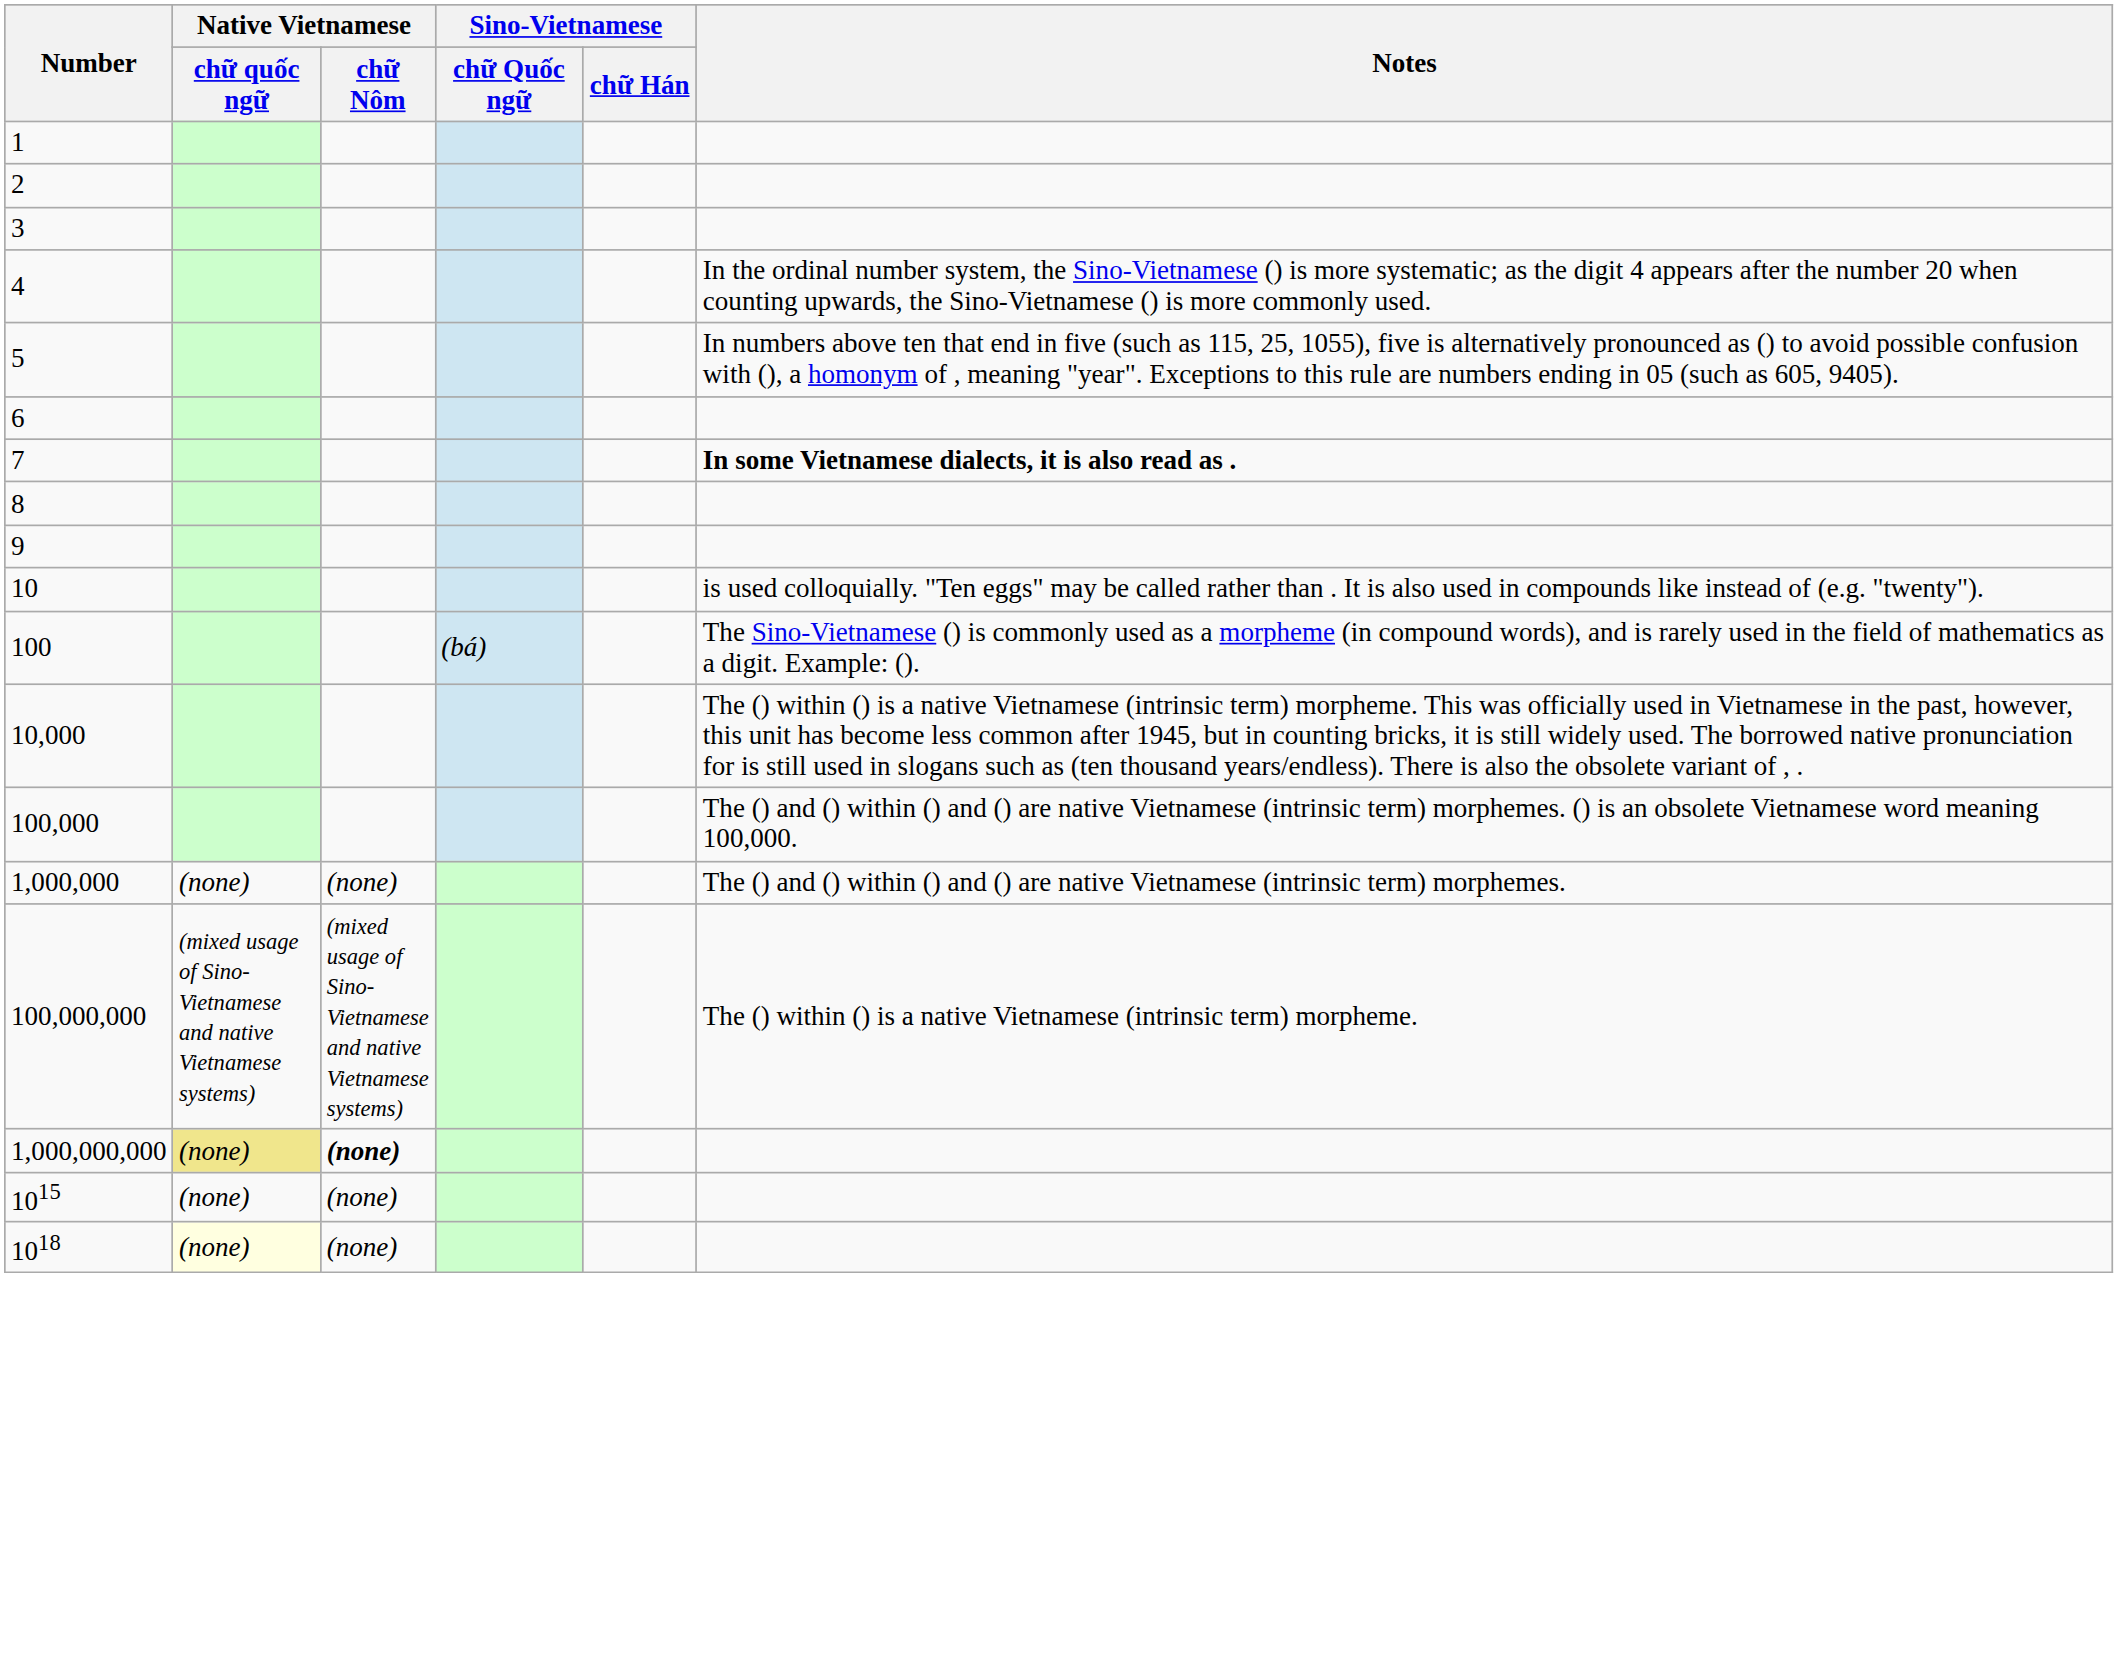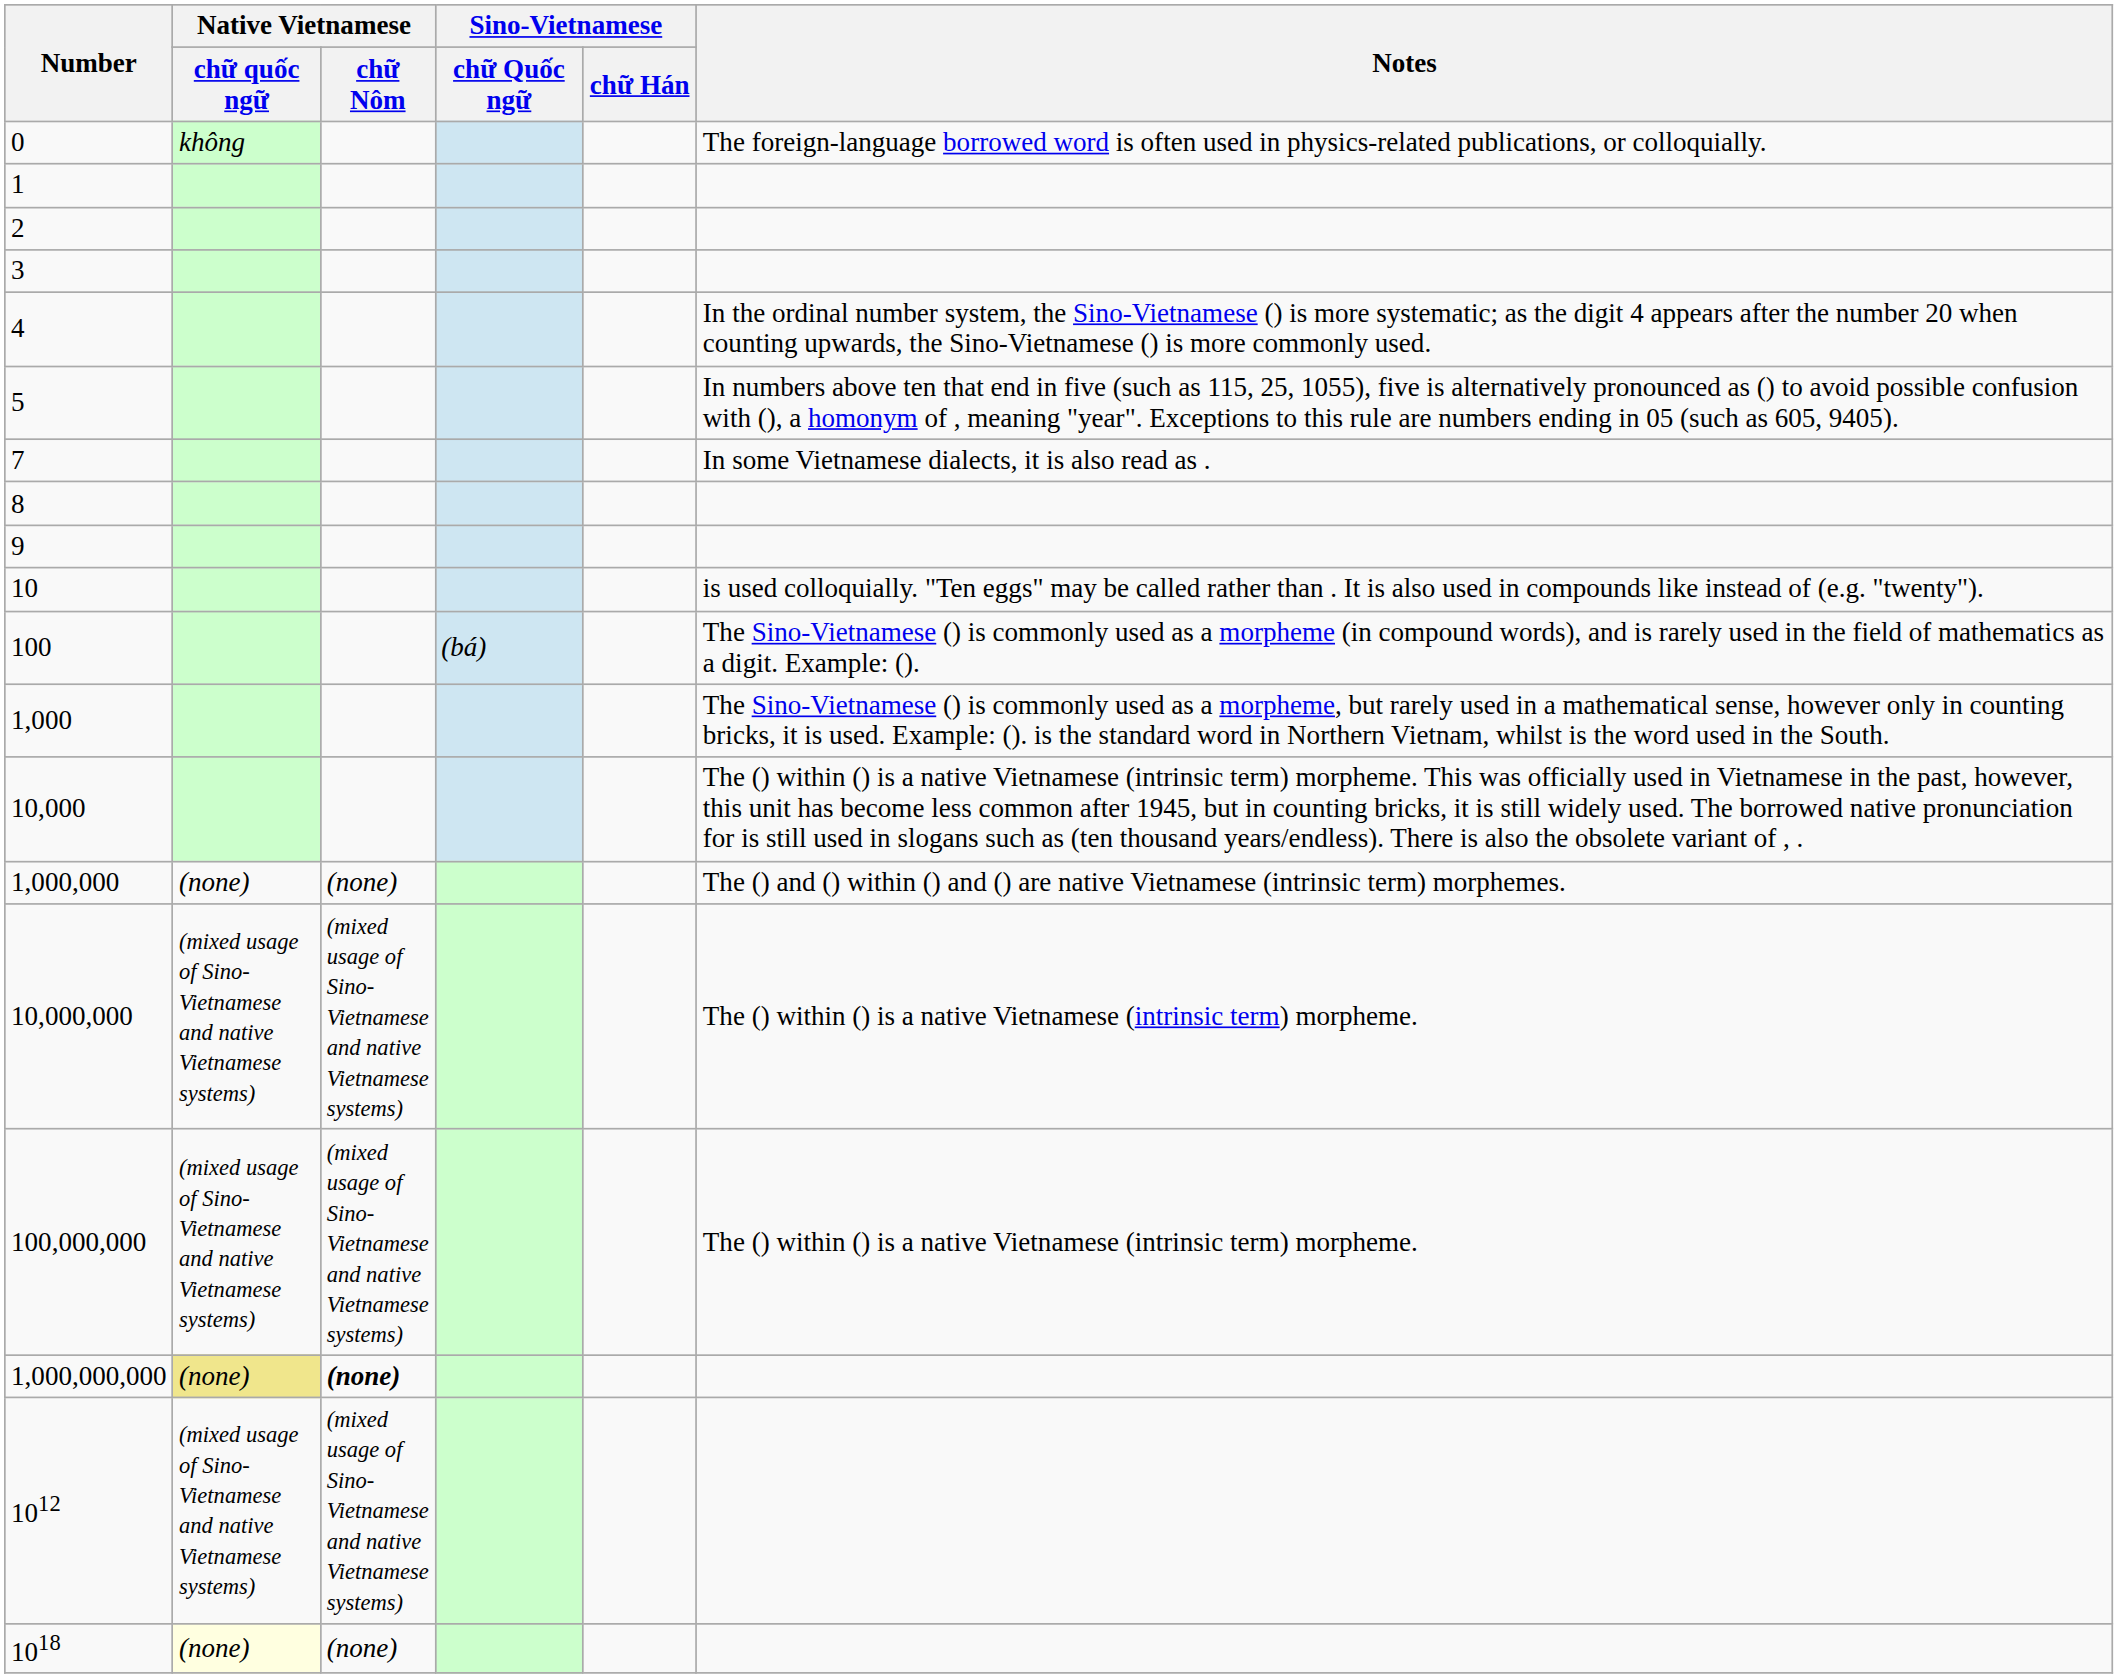+ row: (18, 142)
- row: (18, 417)
(970, 460) bold -> (957, 460) normal
+ row: (41, 720)
- row: (55, 824)
+ row: (72, 1016)
+ row: (36, 1509)
- row: (36, 1196)
